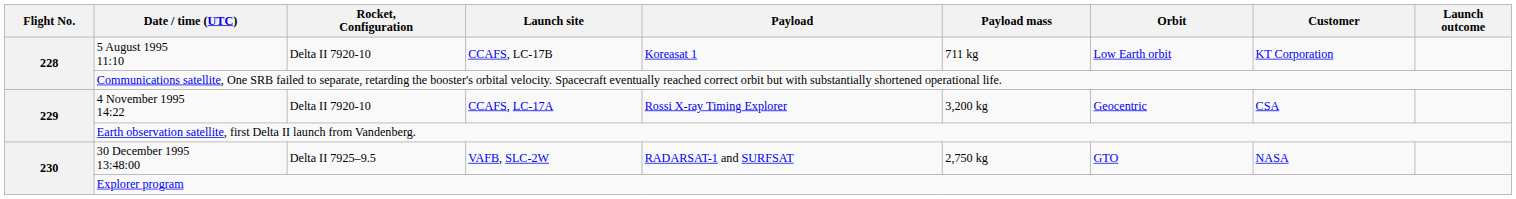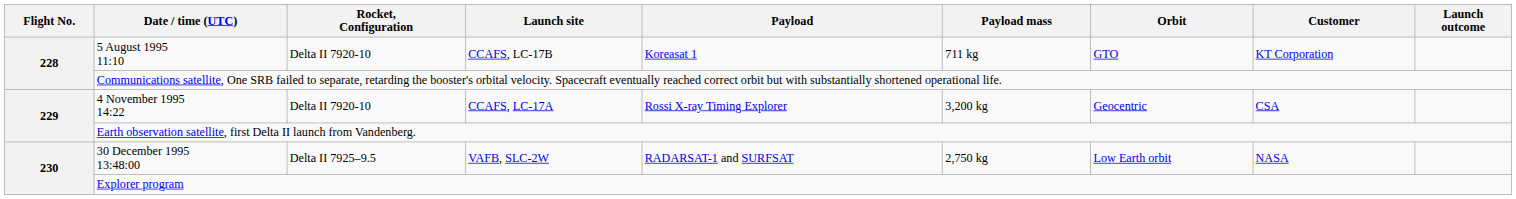(1132, 53) Low Earth orbit -> (1106, 53) GTO
(1106, 158) GTO -> (1132, 158) Low Earth orbit
